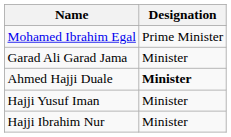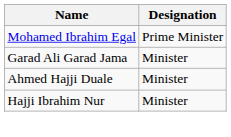(167, 79) bold -> (165, 79) normal
- row: (54, 100)
